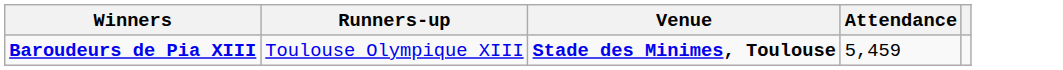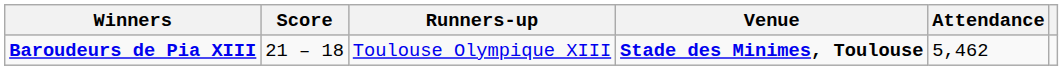+ column: (305, 20)
(873, 50) 5,459 -> (960, 50) 5,462
